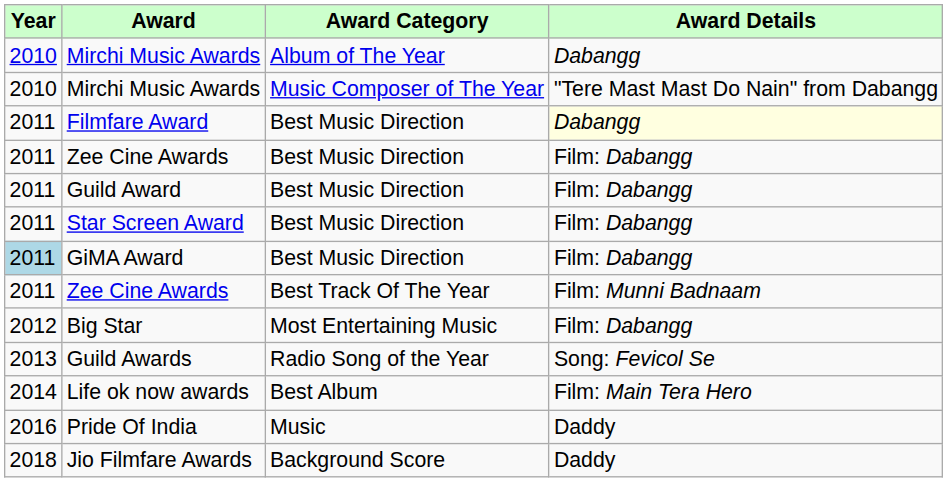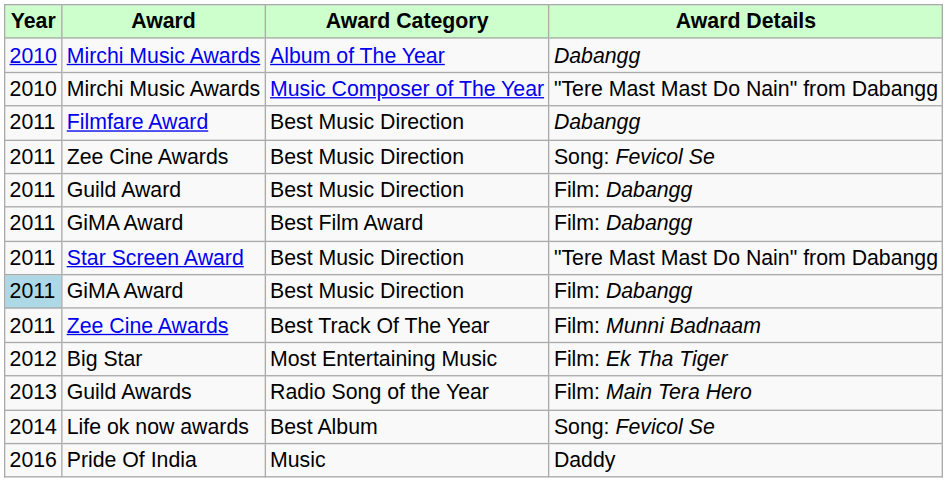(597, 122) lightyellow background -> (597, 122) no background
(623, 156) Film: Dabangg -> (634, 156) Song: Fevicol Se
+ row: (125, 223)
(623, 223) Film: Dabangg -> (746, 257) "Tere Mast Mast Do Nain" from Dabangg
(623, 325) Film: Dabangg -> (641, 358) Film: Ek Tha Tiger
(634, 358) Song: Fevicol Se -> (653, 392) Film: Main Tera Hero
(653, 392) Film: Main Tera Hero -> (634, 426) Song: Fevicol Se
- row: (159, 460)
